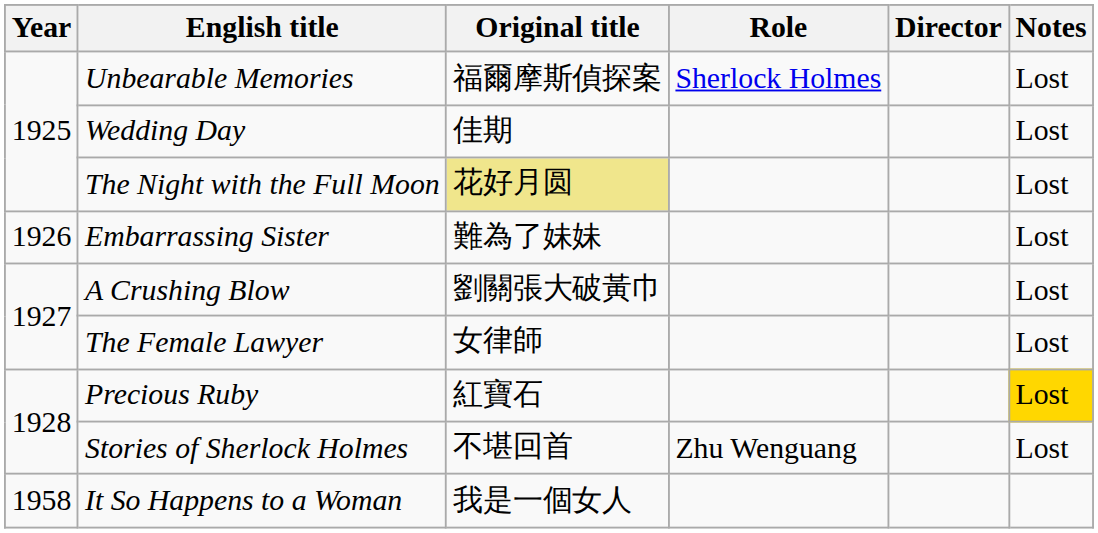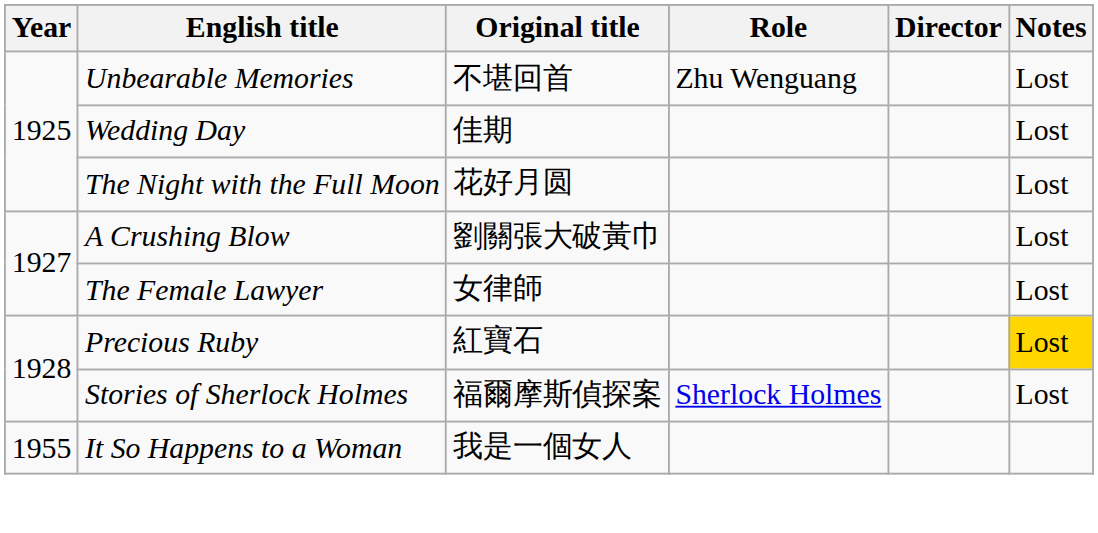(558, 77) 福爾摩斯偵探案 -> (513, 77) 不堪回首
(778, 78) Sherlock Holmes -> (766, 78) Zhu Wenguang
(513, 182) khaki background -> (513, 182) no background
- row: (207, 236)
(513, 446) 不堪回首 -> (558, 393) 福爾摩斯偵探案
(766, 447) Zhu Wenguang -> (778, 394) Sherlock Holmes
(42, 500) 1958 -> (42, 447) 1955
